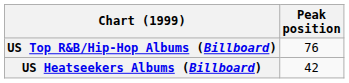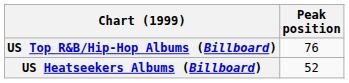(312, 68) 42 -> (312, 68) 52
